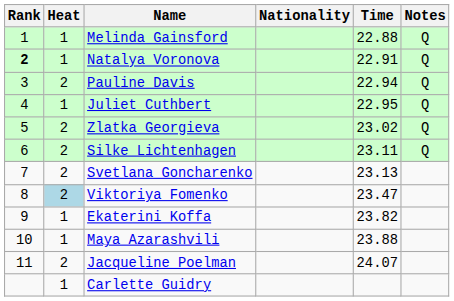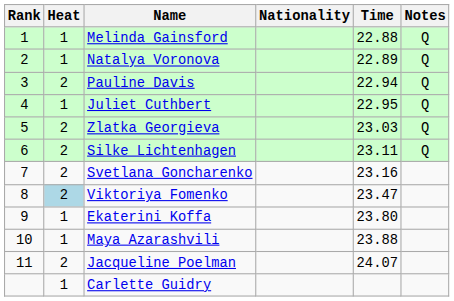(24, 61) bold -> (24, 61) normal
(377, 61) 22.91 -> (377, 61) 22.89
(377, 128) 23.02 -> (377, 128) 23.03
(377, 173) 23.13 -> (377, 173) 23.16
(377, 218) 23.82 -> (377, 218) 23.80
